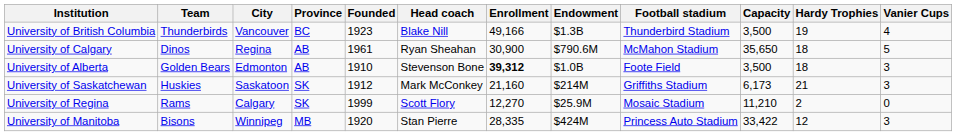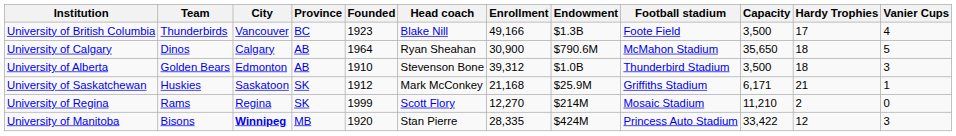(676, 31) Thunderbird Stadium -> (652, 31) Foote Field
(802, 31) 19 -> (802, 31) 17
(253, 49) Regina -> (255, 49) Calgary
(360, 49) 1961 -> (360, 49) 1964
(507, 67) bold -> (507, 67) normal
(652, 67) Foote Field -> (676, 67) Thunderbird Stadium
(507, 85) 21,160 -> (507, 85) 21,168
(571, 85) $214M -> (573, 85) $25.9M
(757, 85) 6,173 -> (757, 85) 6,171
(887, 85) 3 -> (887, 85) 1
(255, 103) Calgary -> (253, 103) Regina
(573, 103) $25.9M -> (571, 103) $214M
(259, 121) normal -> (261, 121) bold
